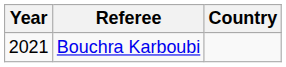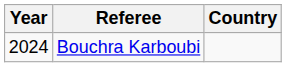(29, 47) 2021 -> (29, 47) 2024
